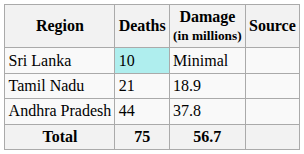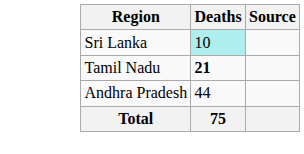- column: (207, 26)
(127, 85) normal -> (203, 67) bold
